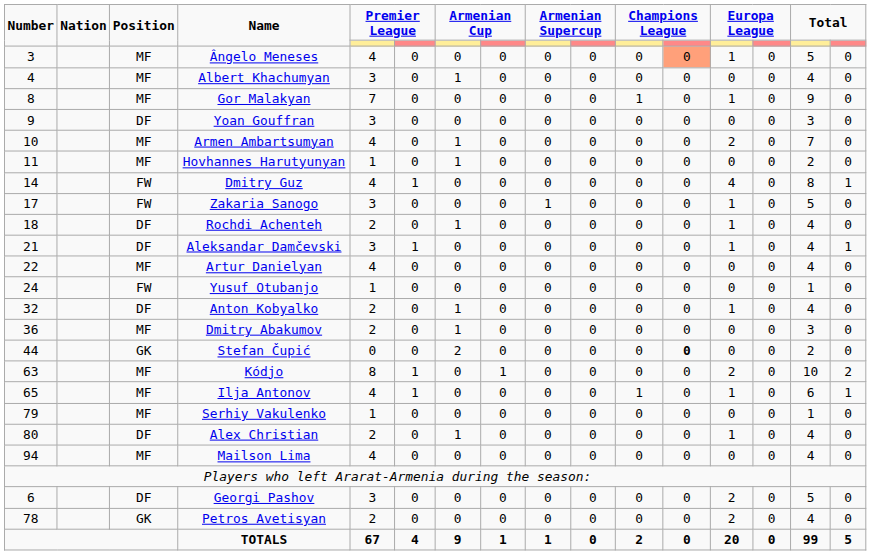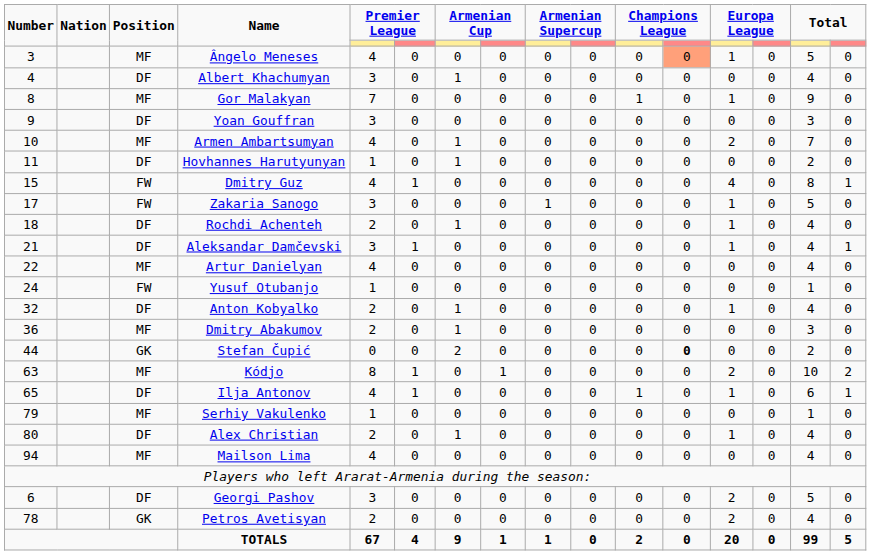(144, 78) MF -> (144, 78) DF
(144, 162) MF -> (144, 162) DF
(31, 183) 14 -> (31, 183) 15
(144, 393) MF -> (144, 393) DF
